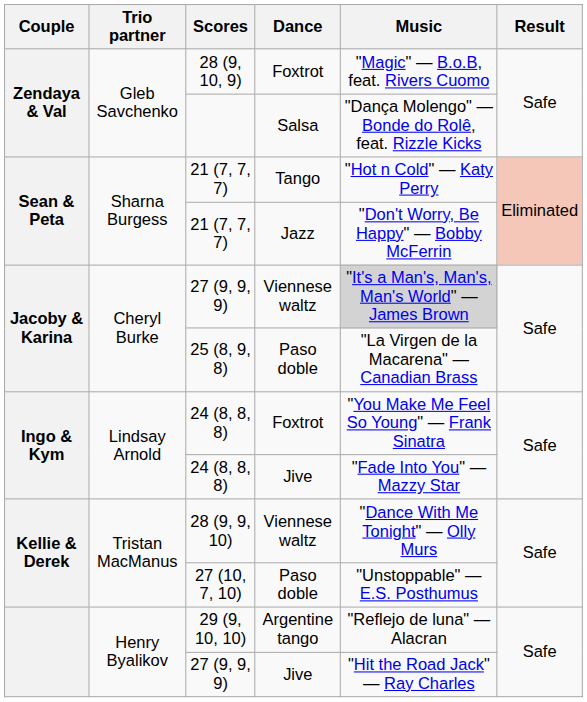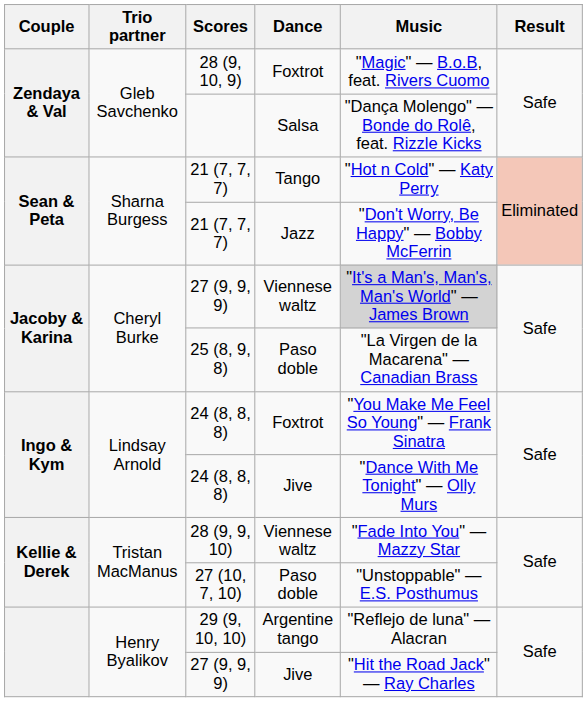(419, 476) "Fade Into You" — Mazzy Star -> (419, 486) "Dance With Me Tonight" — Olly Murs
(419, 530) "Dance With Me Tonight" — Olly Murs -> (419, 540) "Fade Into You" — Mazzy Star
